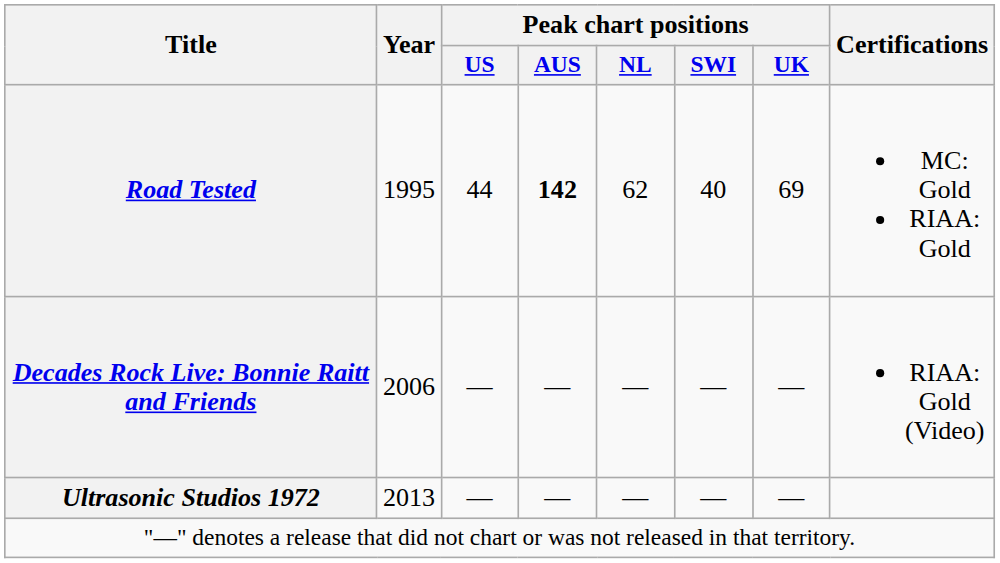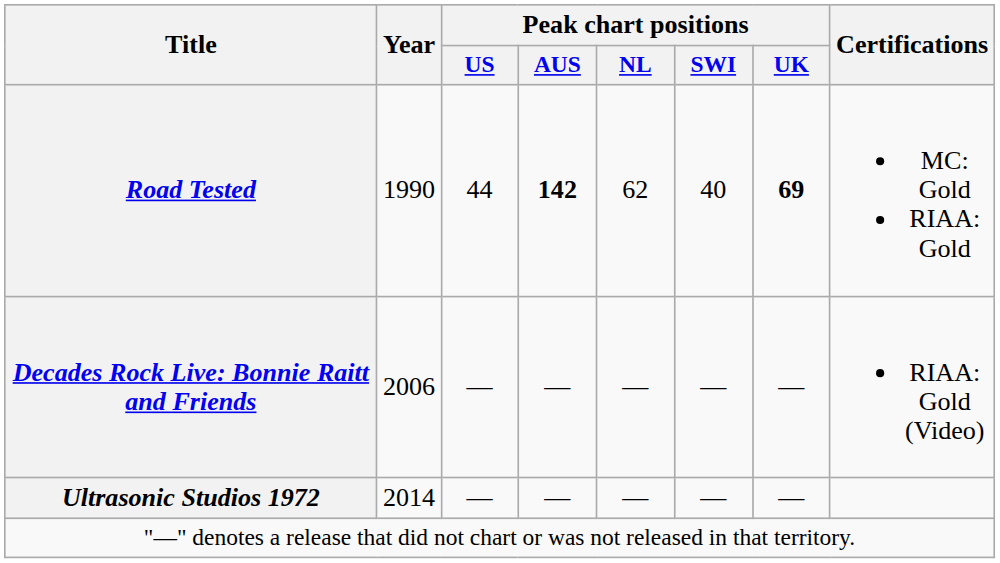(409, 190) 1995 -> (409, 190) 1990
(791, 190) normal -> (791, 190) bold
(409, 497) 2013 -> (409, 497) 2014
